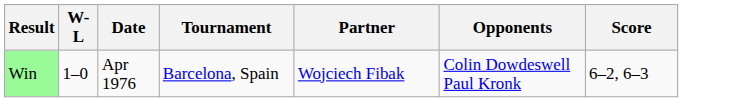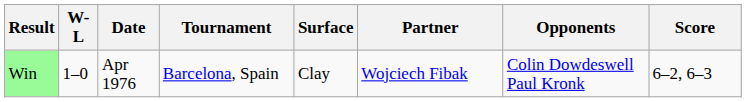+ column: (326, 27)
